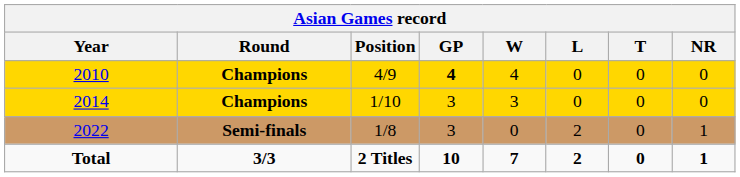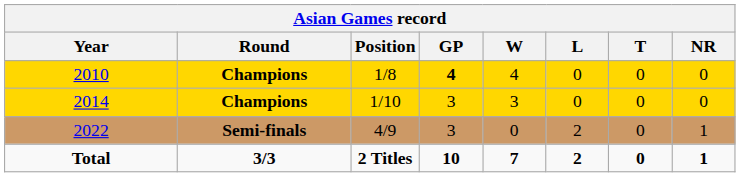(385, 74) 4/9 -> (385, 74) 1/8
(385, 130) 1/8 -> (385, 130) 4/9
